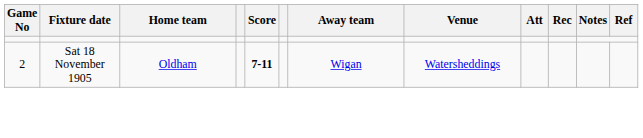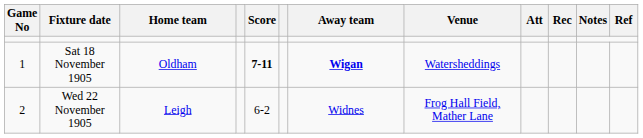(22, 64) 2 -> (22, 64) 1
(346, 64) normal -> (346, 64) bold
+ row: (80, 110)
